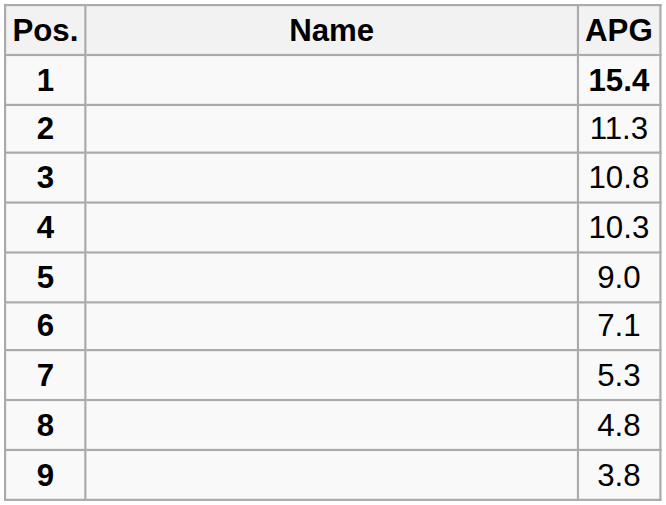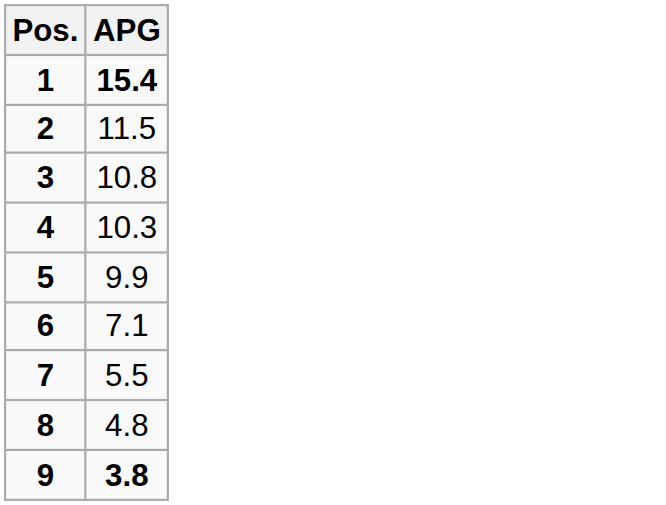- column: (332, 30)
(619, 129) 11.3 -> (127, 129) 11.5
(619, 277) 9.0 -> (127, 277) 9.9
(619, 376) 5.3 -> (127, 376) 5.5
(619, 474) normal -> (127, 474) bold
